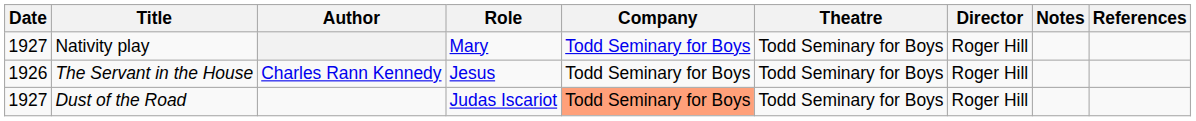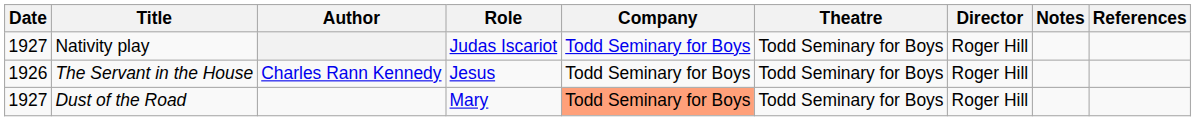(469, 45) Mary -> (503, 45) Judas Iscariot
(503, 101) Judas Iscariot -> (469, 101) Mary
